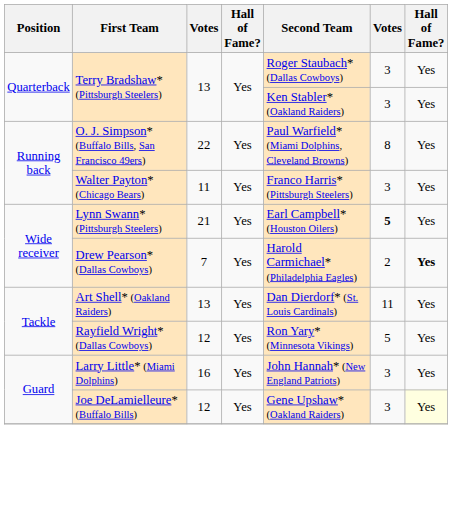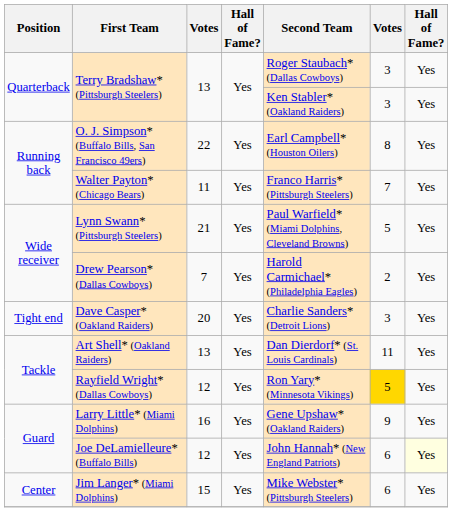(307, 145) Paul Warfield* (Miami Dolphins, Cleveland Browns) -> (306, 145) Earl Campbell* (Houston Oilers)
(387, 187) 3 -> (387, 187) 7
(306, 221) Earl Campbell* (Houston Oilers) -> (307, 228) Paul Warfield* (Miami Dolphins, Cleveland Browns)
(387, 221) bold -> (387, 228) normal
(426, 262) bold -> (426, 277) normal
+ row: (114, 318)
(387, 338) no background -> (387, 386) gold background
(316, 372) John Hannah* (New England Patriots) -> (305, 421) Gene Upshaw* (Oakland Raiders)
(387, 372) 3 -> (387, 421) 9
(305, 406) Gene Upshaw* (Oakland Raiders) -> (316, 455) John Hannah* (New England Patriots)
(387, 406) 3 -> (387, 455) 6
+ row: (124, 489)
